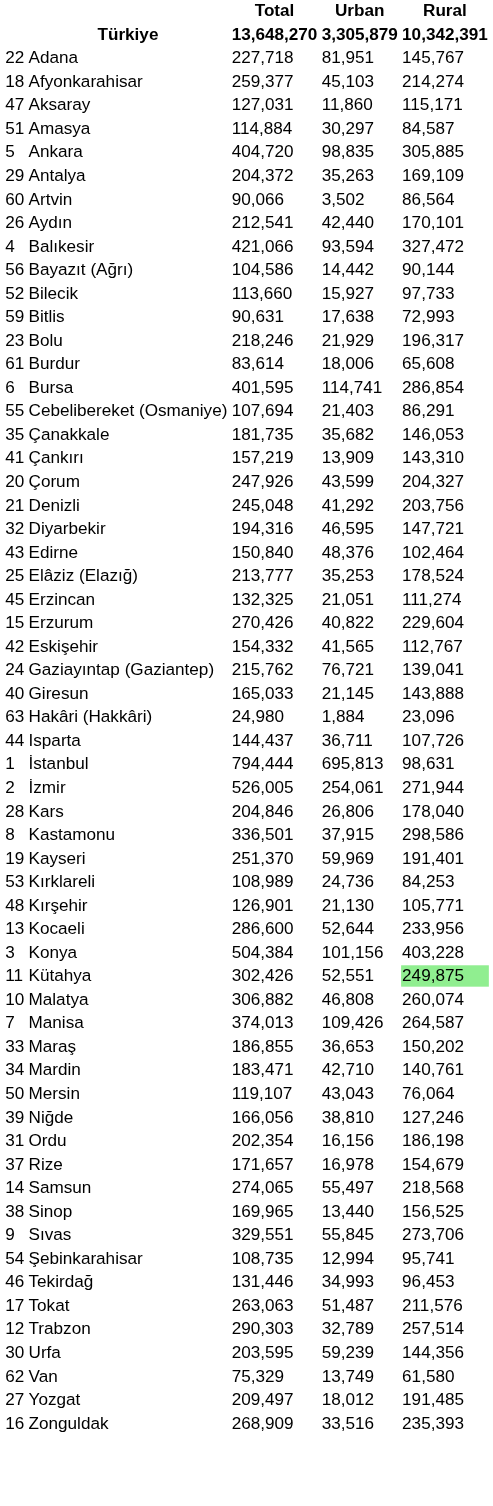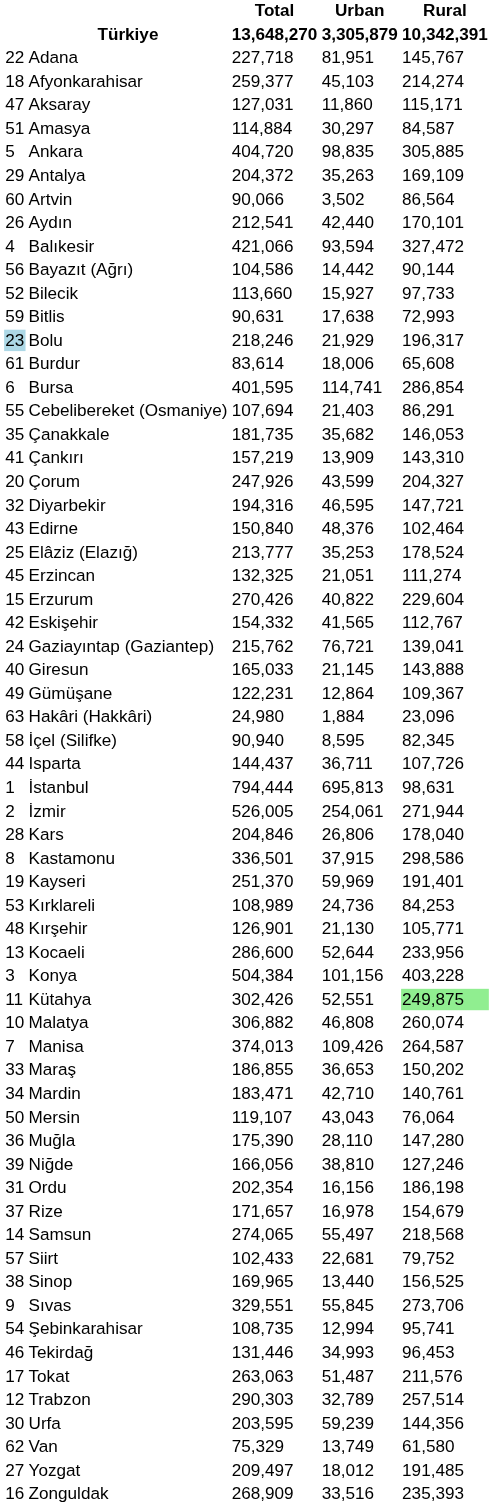(15, 340) no background -> (15, 340) lightblue background
- row: (54, 505)
+ row: (70, 693)
+ row: (73, 740)
+ row: (52, 1140)
+ row: (43, 1258)
